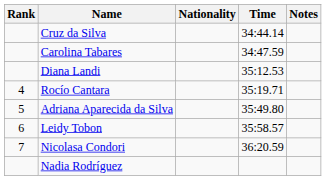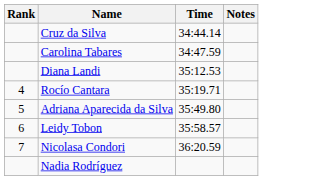- column: (207, 14)
